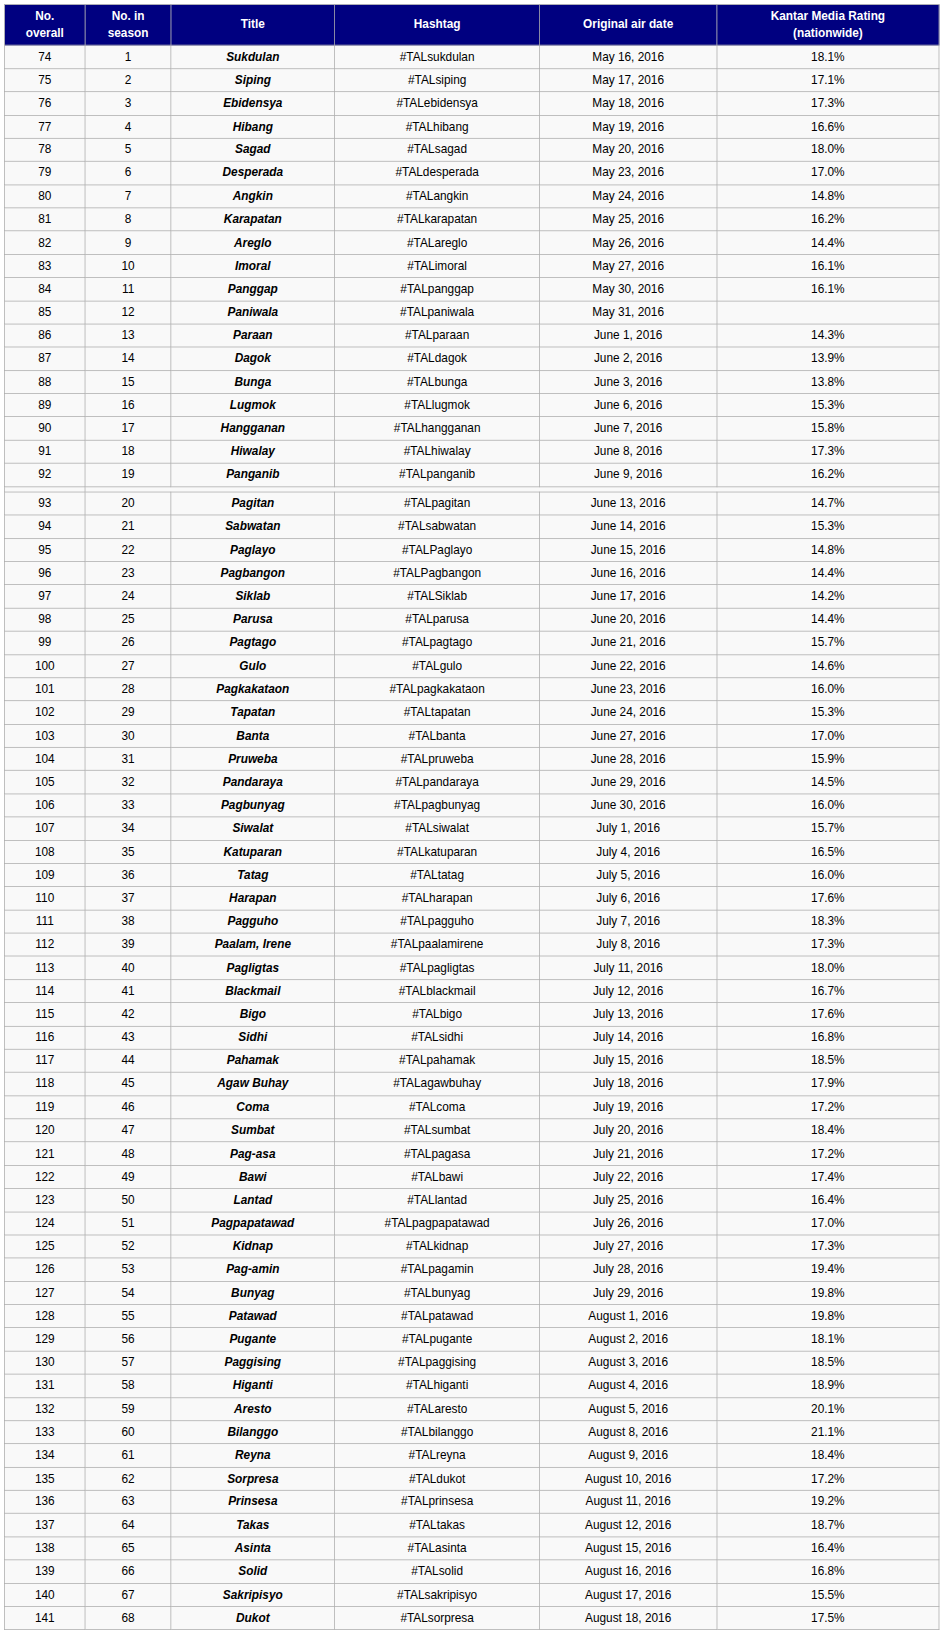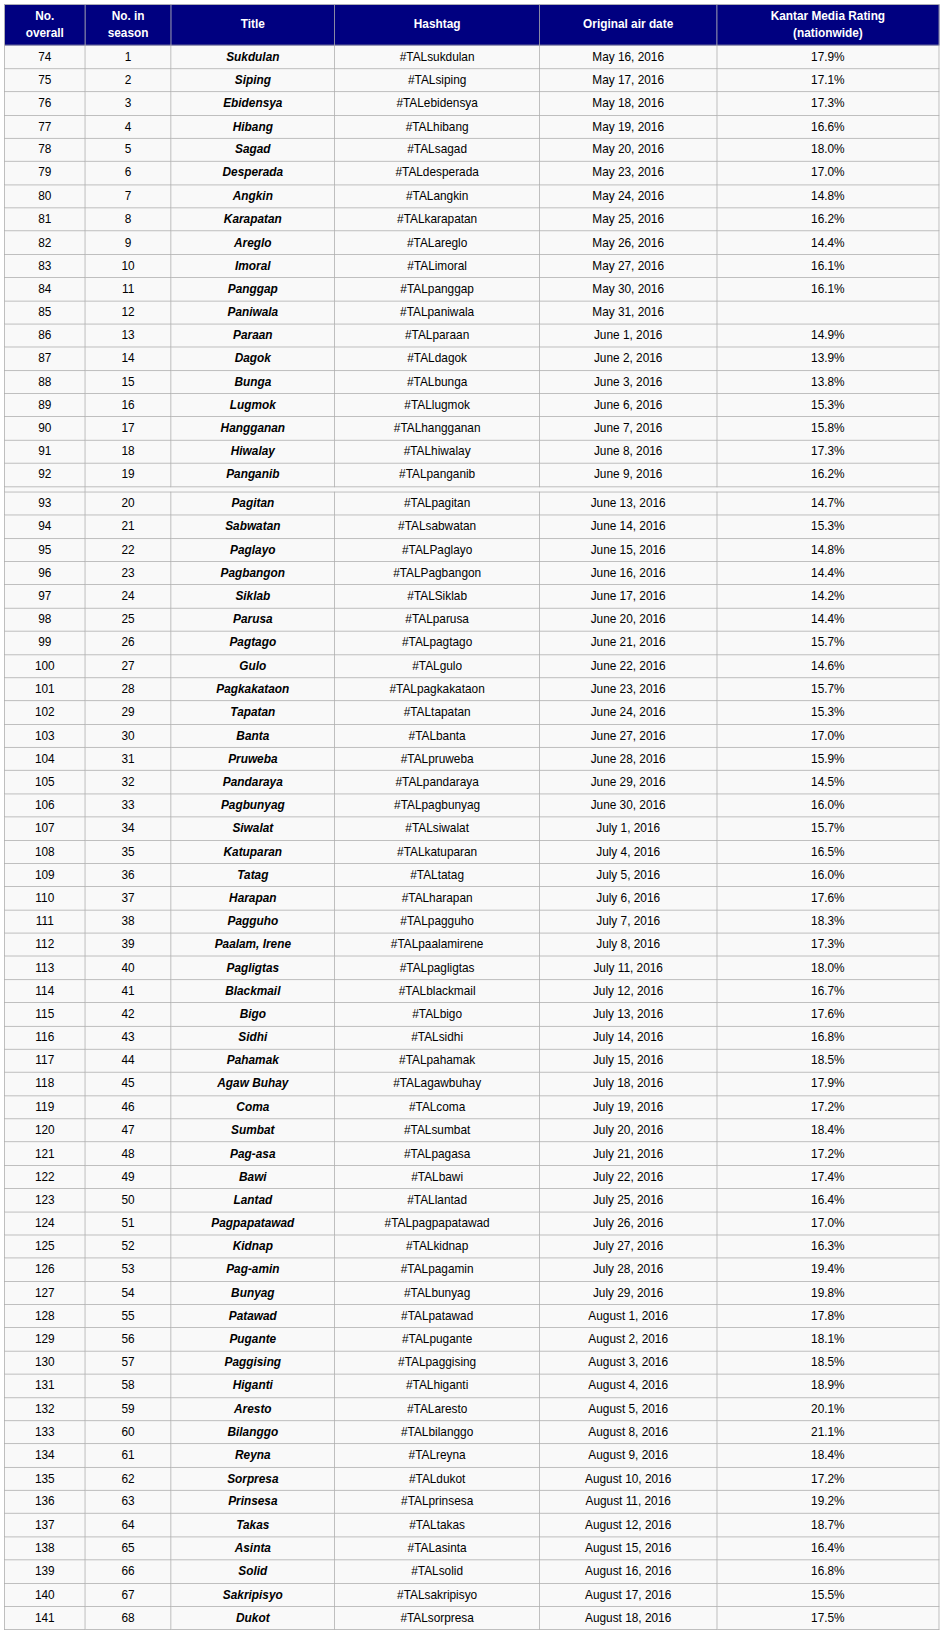(828, 57) 18.1% -> (828, 57) 17.9%
(828, 335) 14.3% -> (828, 335) 14.9%
(828, 689) 16.0% -> (828, 689) 15.7%
(828, 1246) 17.3% -> (828, 1246) 16.3%
(828, 1316) 19.8% -> (828, 1316) 17.8%
